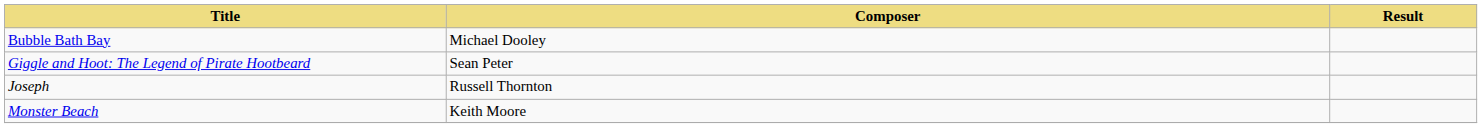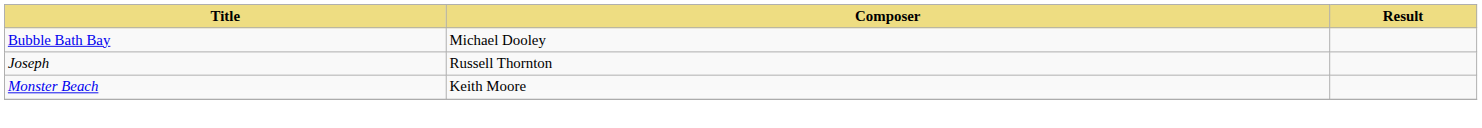- row: (159, 63)
